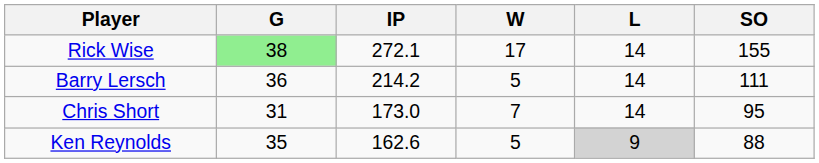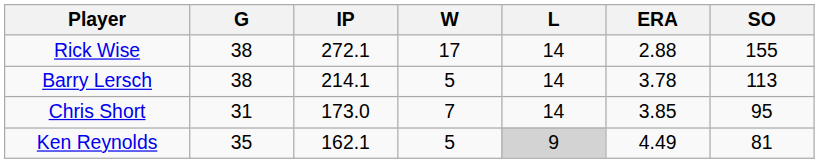+ column: (658, 19)
(277, 50) lightgreen background -> (242, 50) no background
(277, 81) 36 -> (242, 81) 38
(396, 81) 214.2 -> (346, 81) 214.1
(754, 81) 111 -> (762, 81) 113
(396, 142) 162.6 -> (346, 142) 162.1
(754, 142) 88 -> (762, 142) 81
